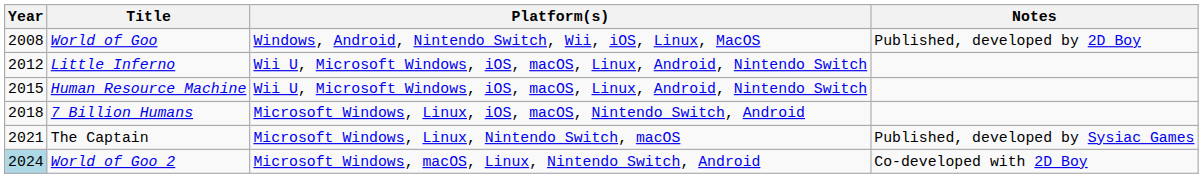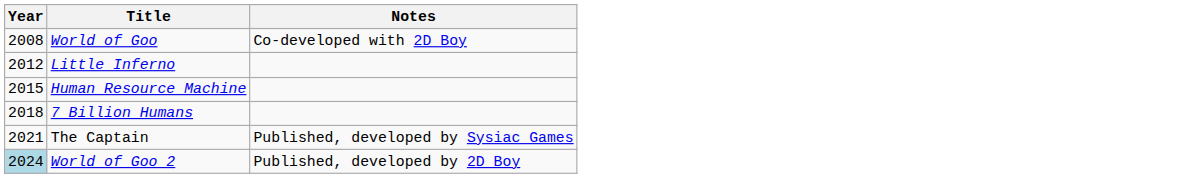- column: (560, 17)
(1008, 41) Published, developed by 2D Boy -> (360, 41) Co-developed with 2D Boy
(981, 162) Co-developed with 2D Boy -> (387, 162) Published, developed by 2D Boy
